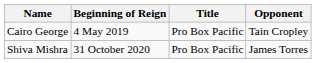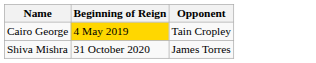- column: (208, 13)
(101, 31) no background -> (101, 31) gold background
